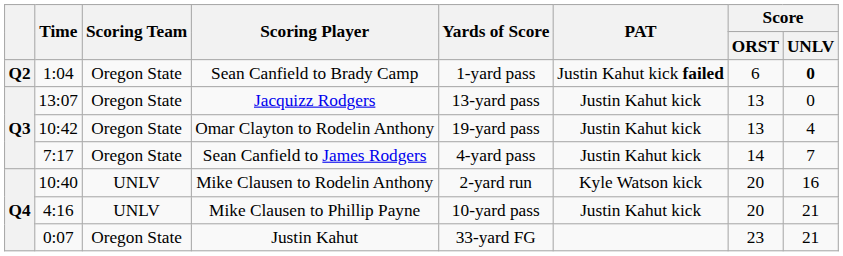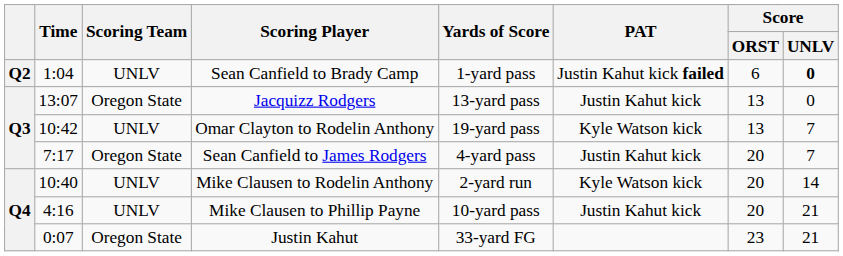(137, 73) Oregon State -> (137, 73) UNLV
(137, 127) Oregon State -> (137, 127) UNLV
(641, 127) Justin Kahut kick -> (641, 127) Kyle Watson kick
(811, 127) 4 -> (811, 127) 7
(755, 155) 14 -> (755, 155) 20
(811, 182) 16 -> (811, 182) 14
